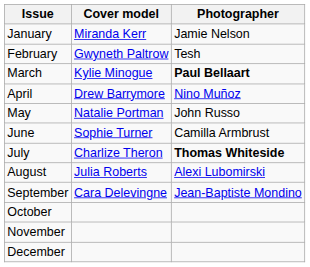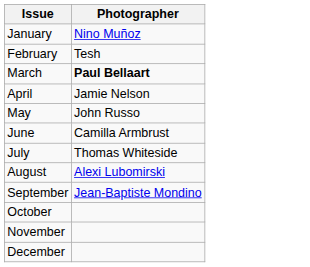- column: (121, 14)
(212, 34) Jamie Nelson -> (107, 34) Nino Muñoz
(207, 93) Nino Muñoz -> (112, 93) Jamie Nelson
(229, 152) bold -> (126, 152) normal
